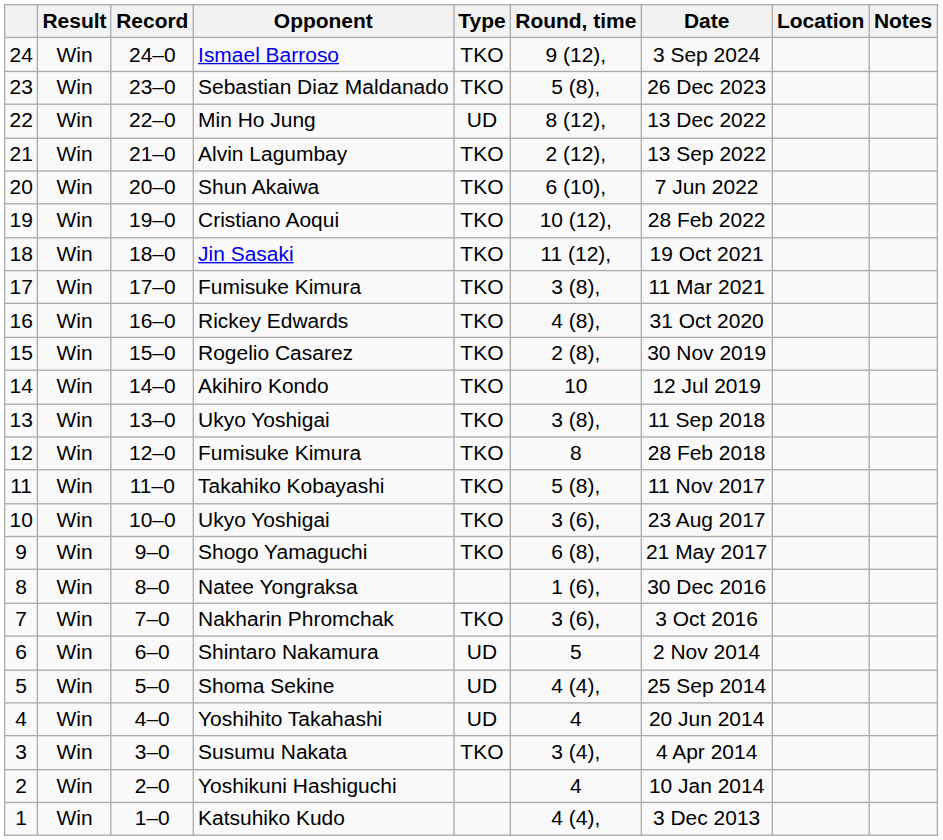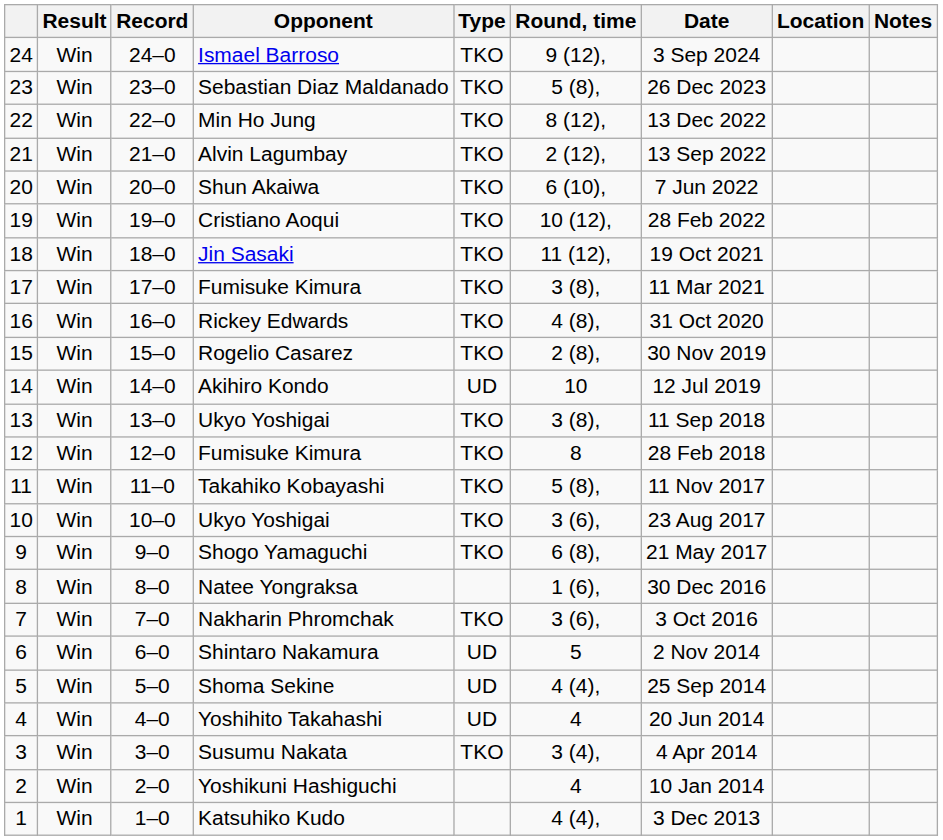(482, 120) UD -> (482, 120) TKO
(482, 386) TKO -> (482, 386) UD
